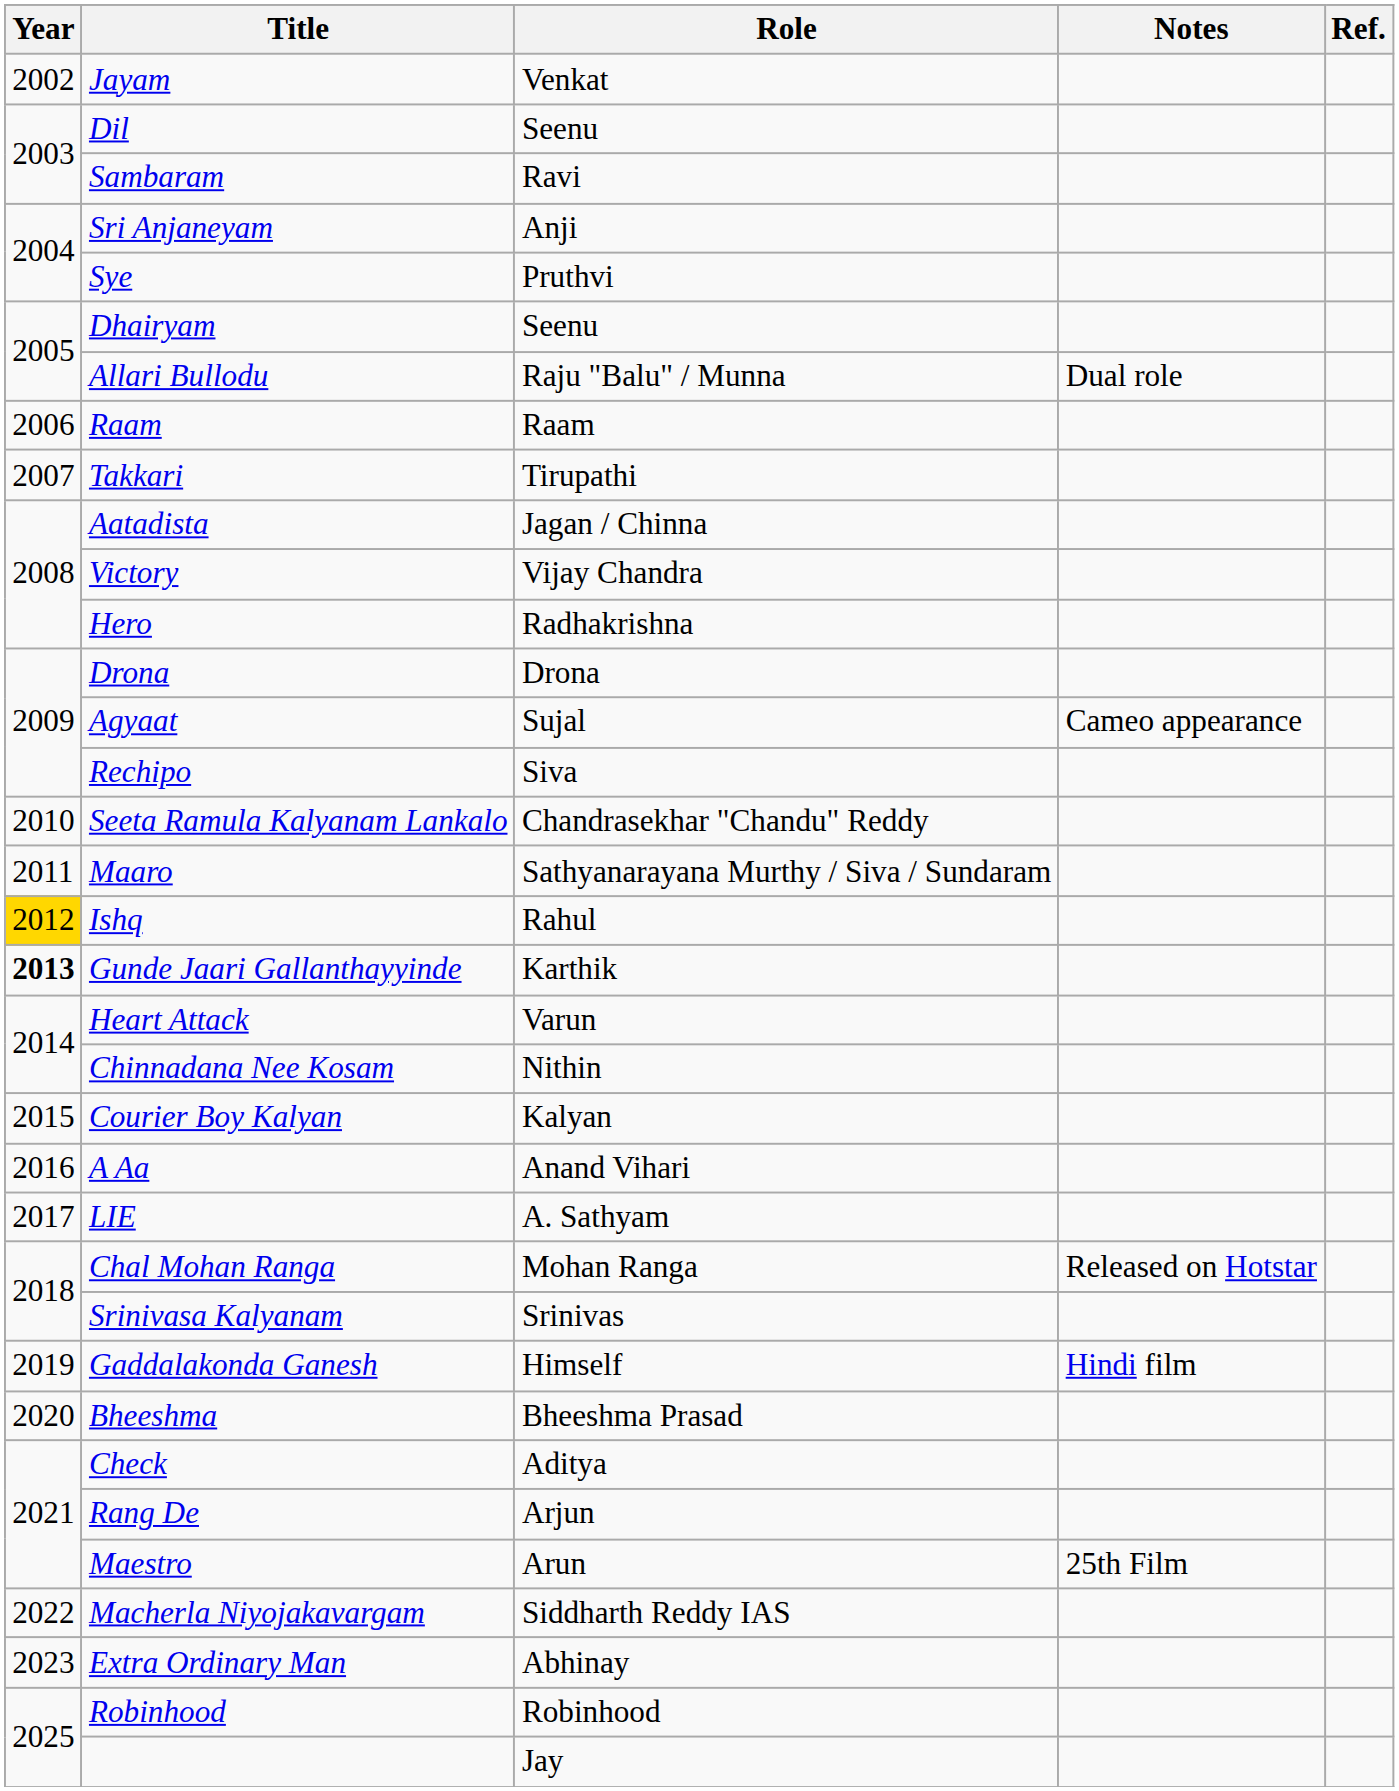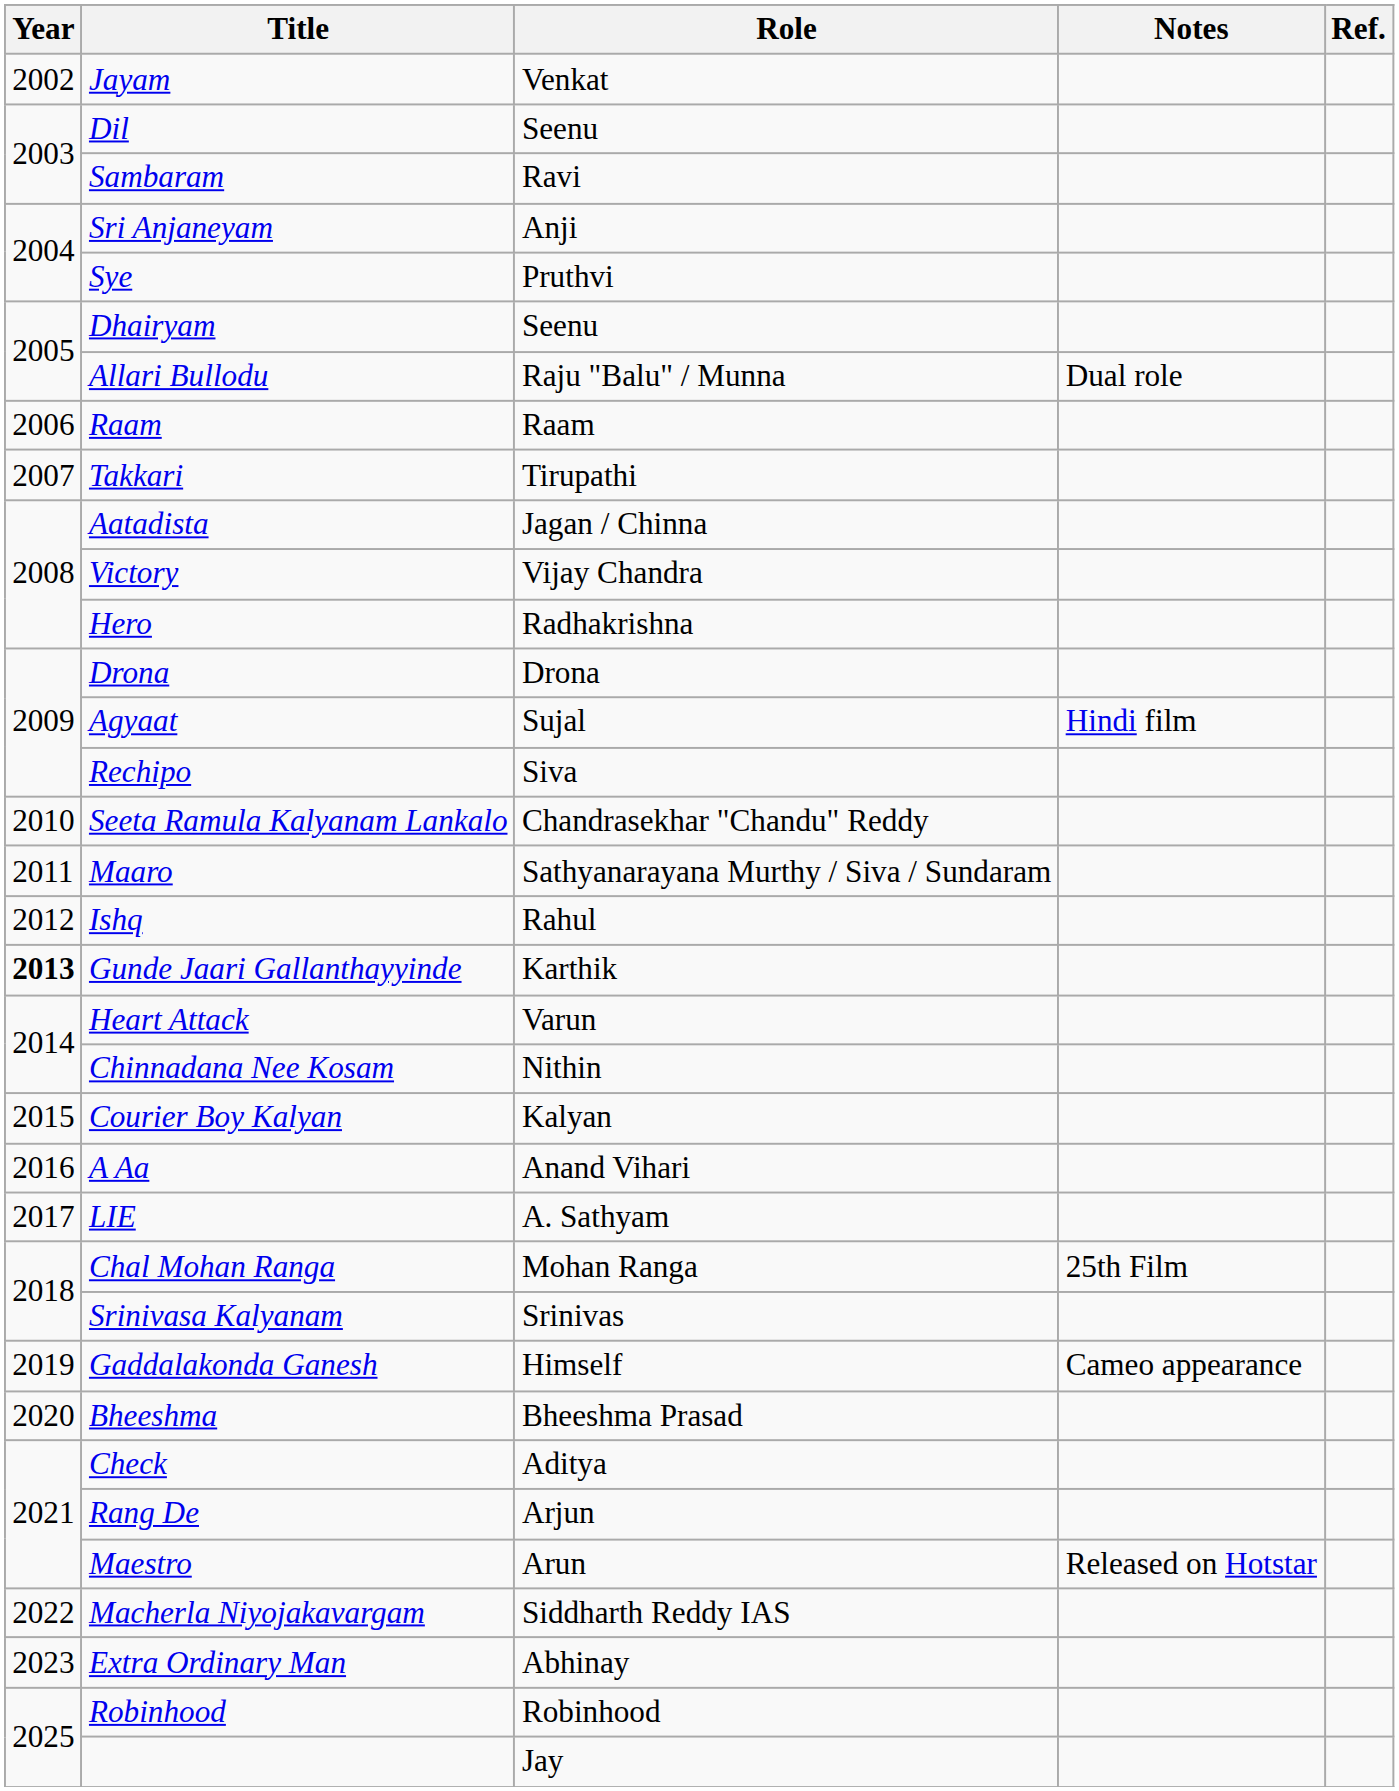(1184, 721) Cameo appearance -> (1131, 721) Hindi film
(43, 919) gold background -> (43, 919) no background
(1191, 1266) Released on Hotstar -> (1127, 1266) 25th Film
(1131, 1365) Hindi film -> (1184, 1365) Cameo appearance
(1127, 1563) 25th Film -> (1191, 1563) Released on Hotstar
